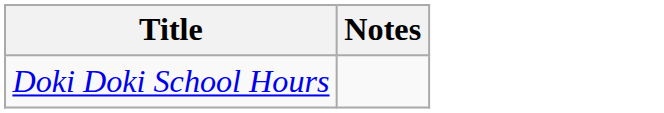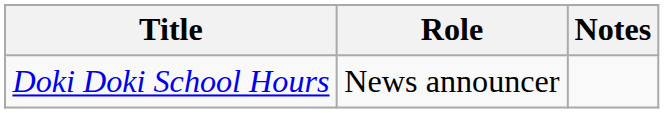+ column: (452, 30)
